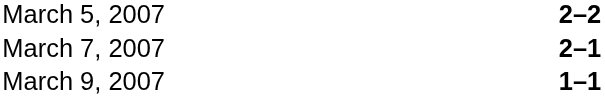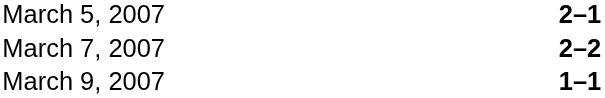(580, 14) 2–2 -> (580, 14) 2–1
(580, 48) 2–1 -> (580, 48) 2–2
